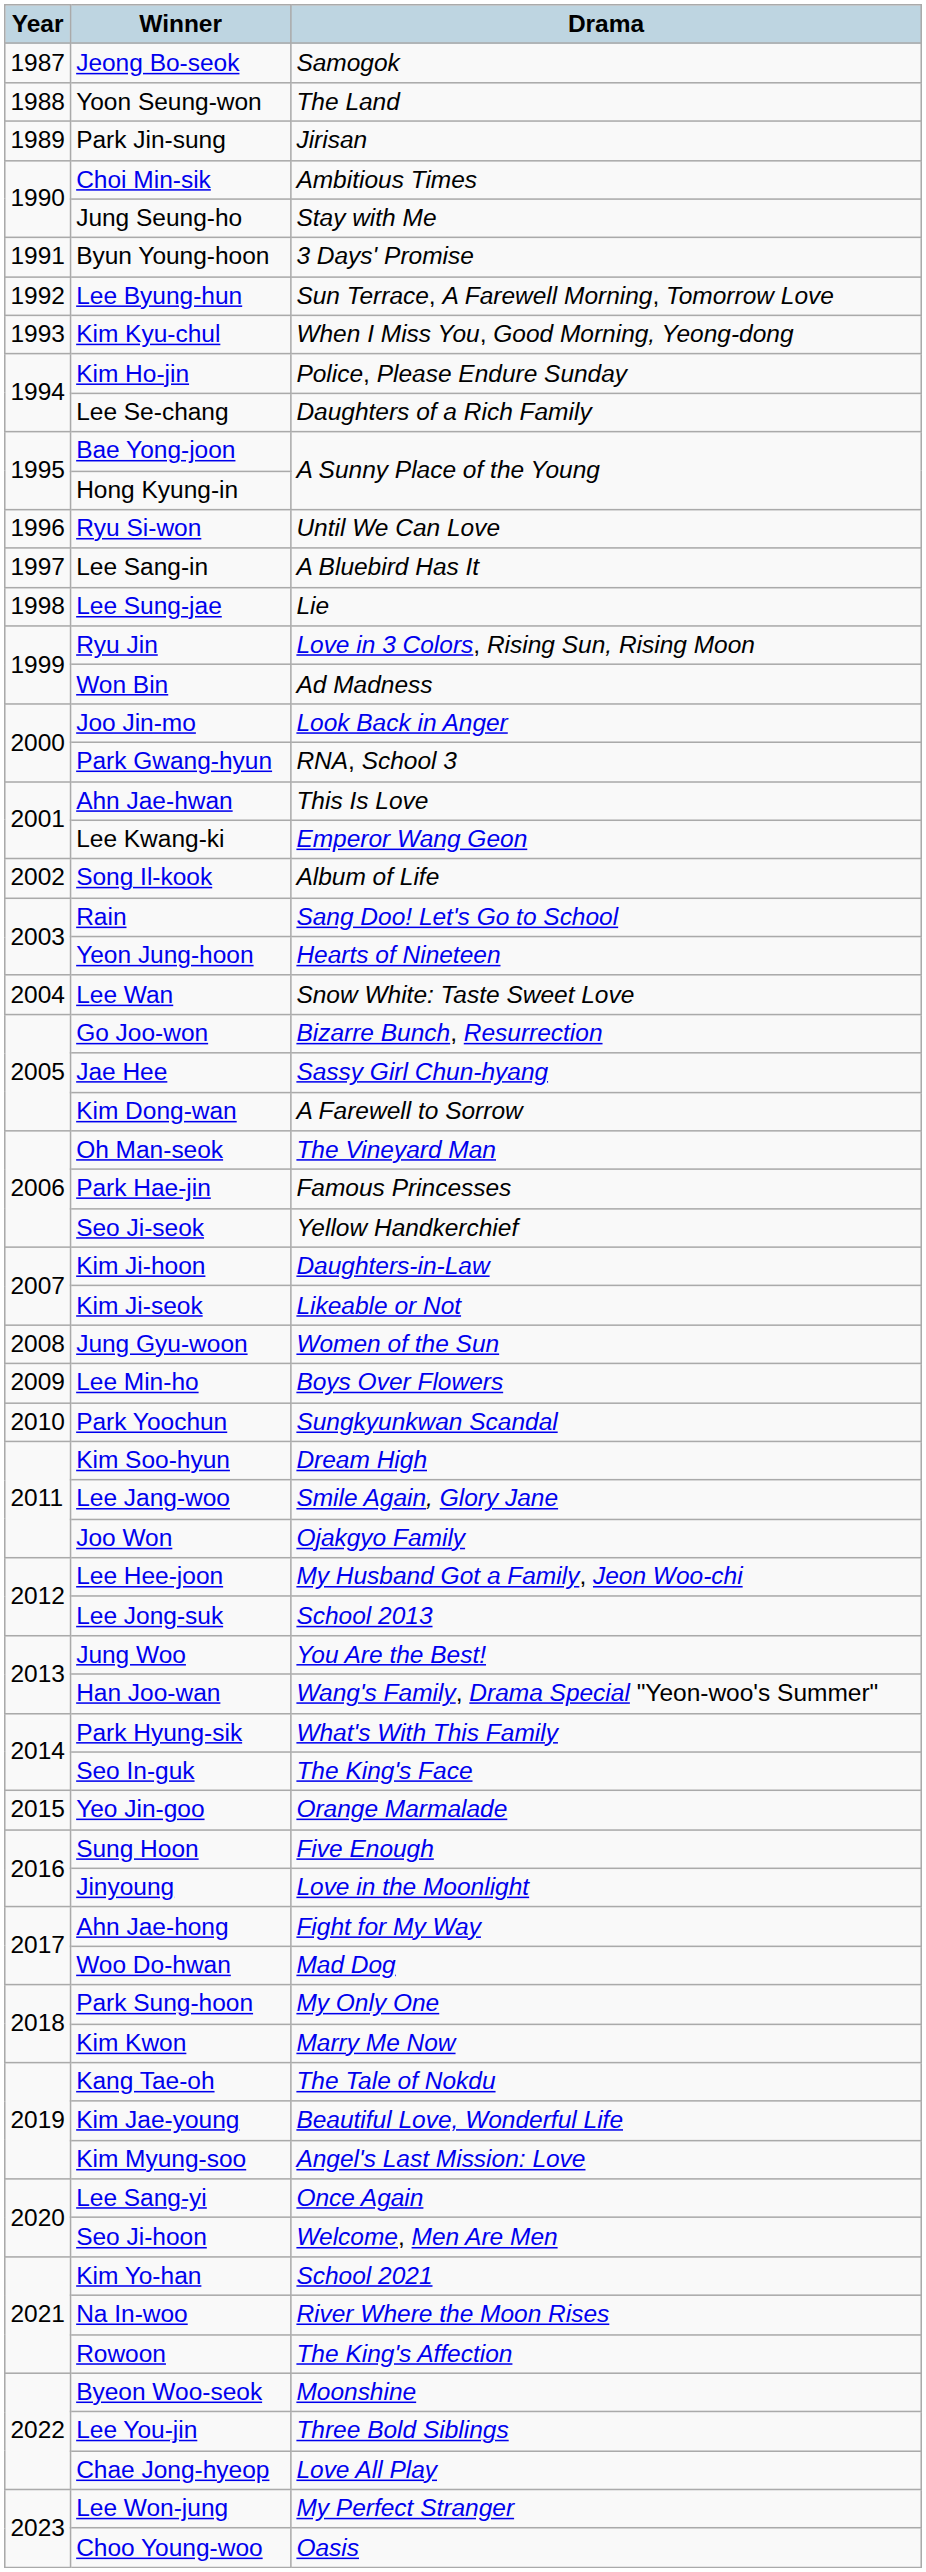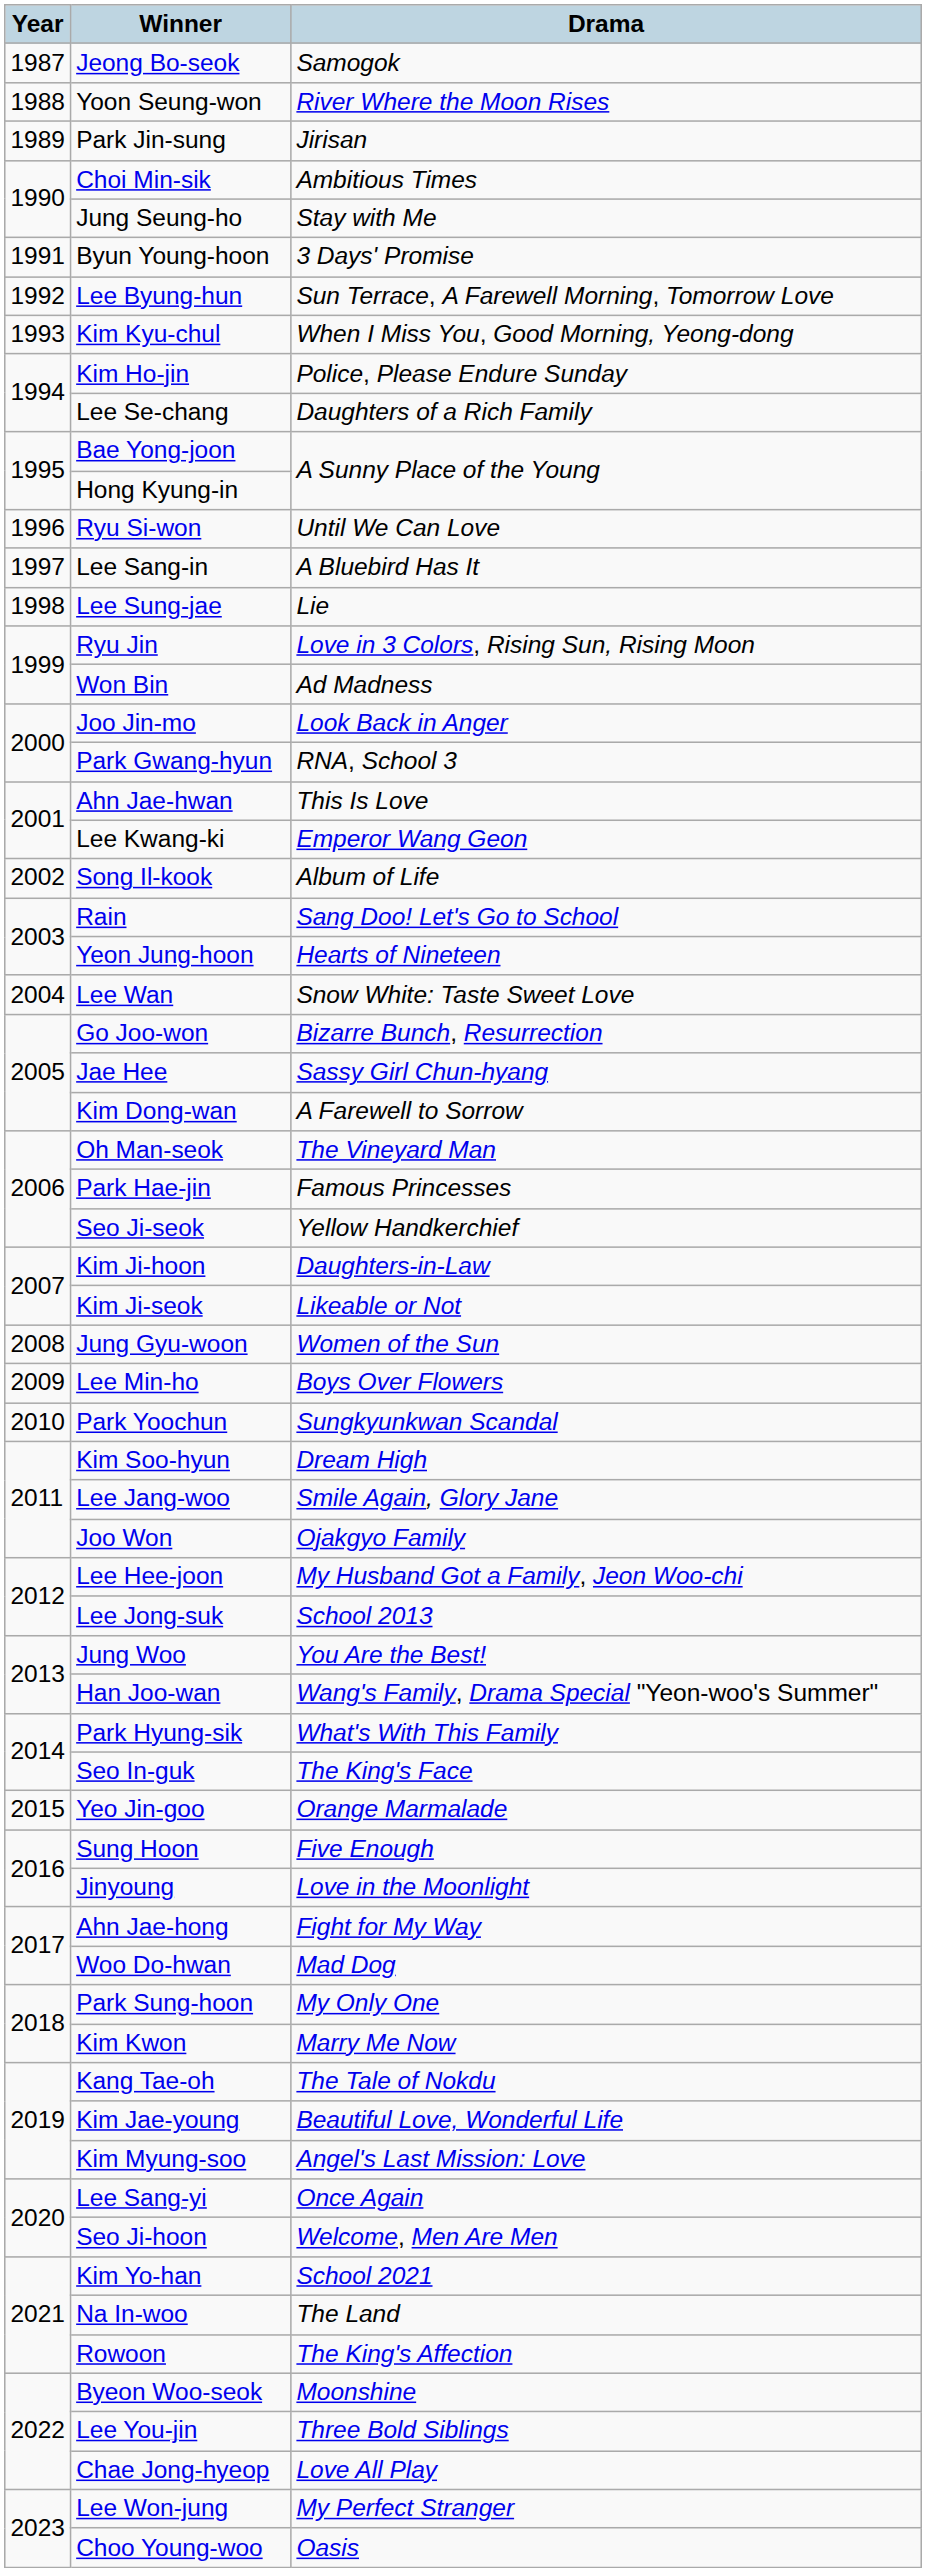(348, 101) The Land -> (453, 101) River Where the Moon Rises
(453, 2314) River Where the Moon Rises -> (348, 2314) The Land
